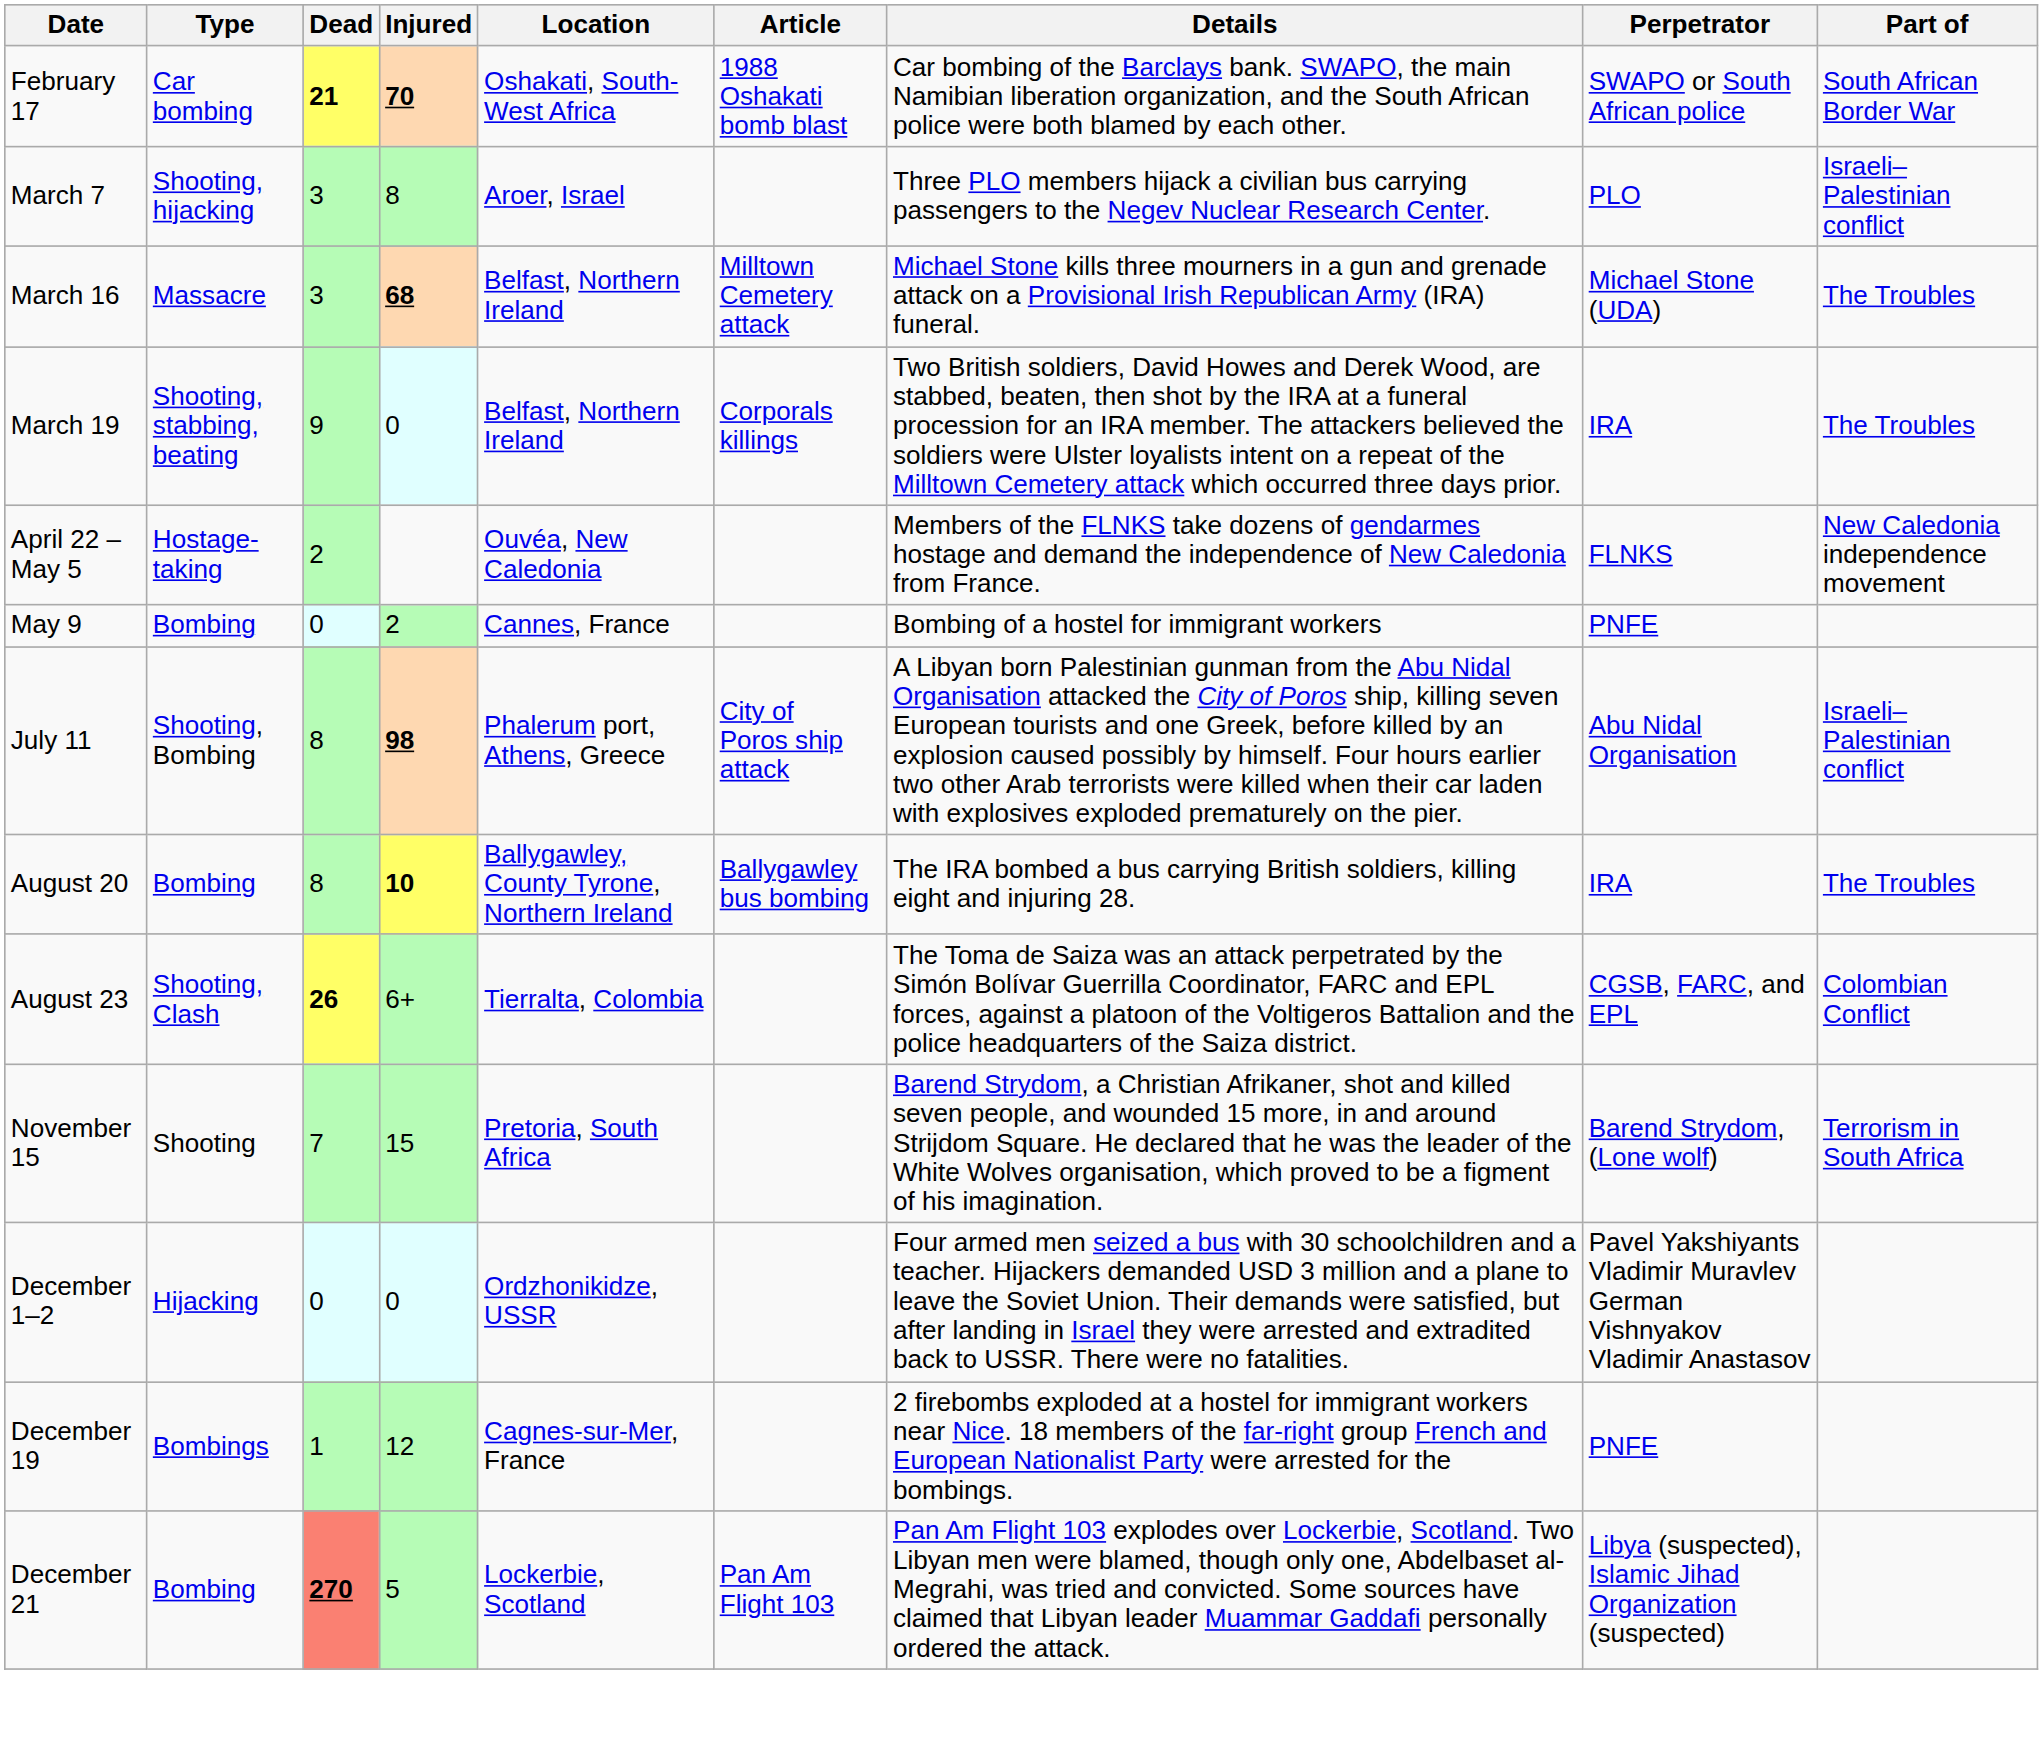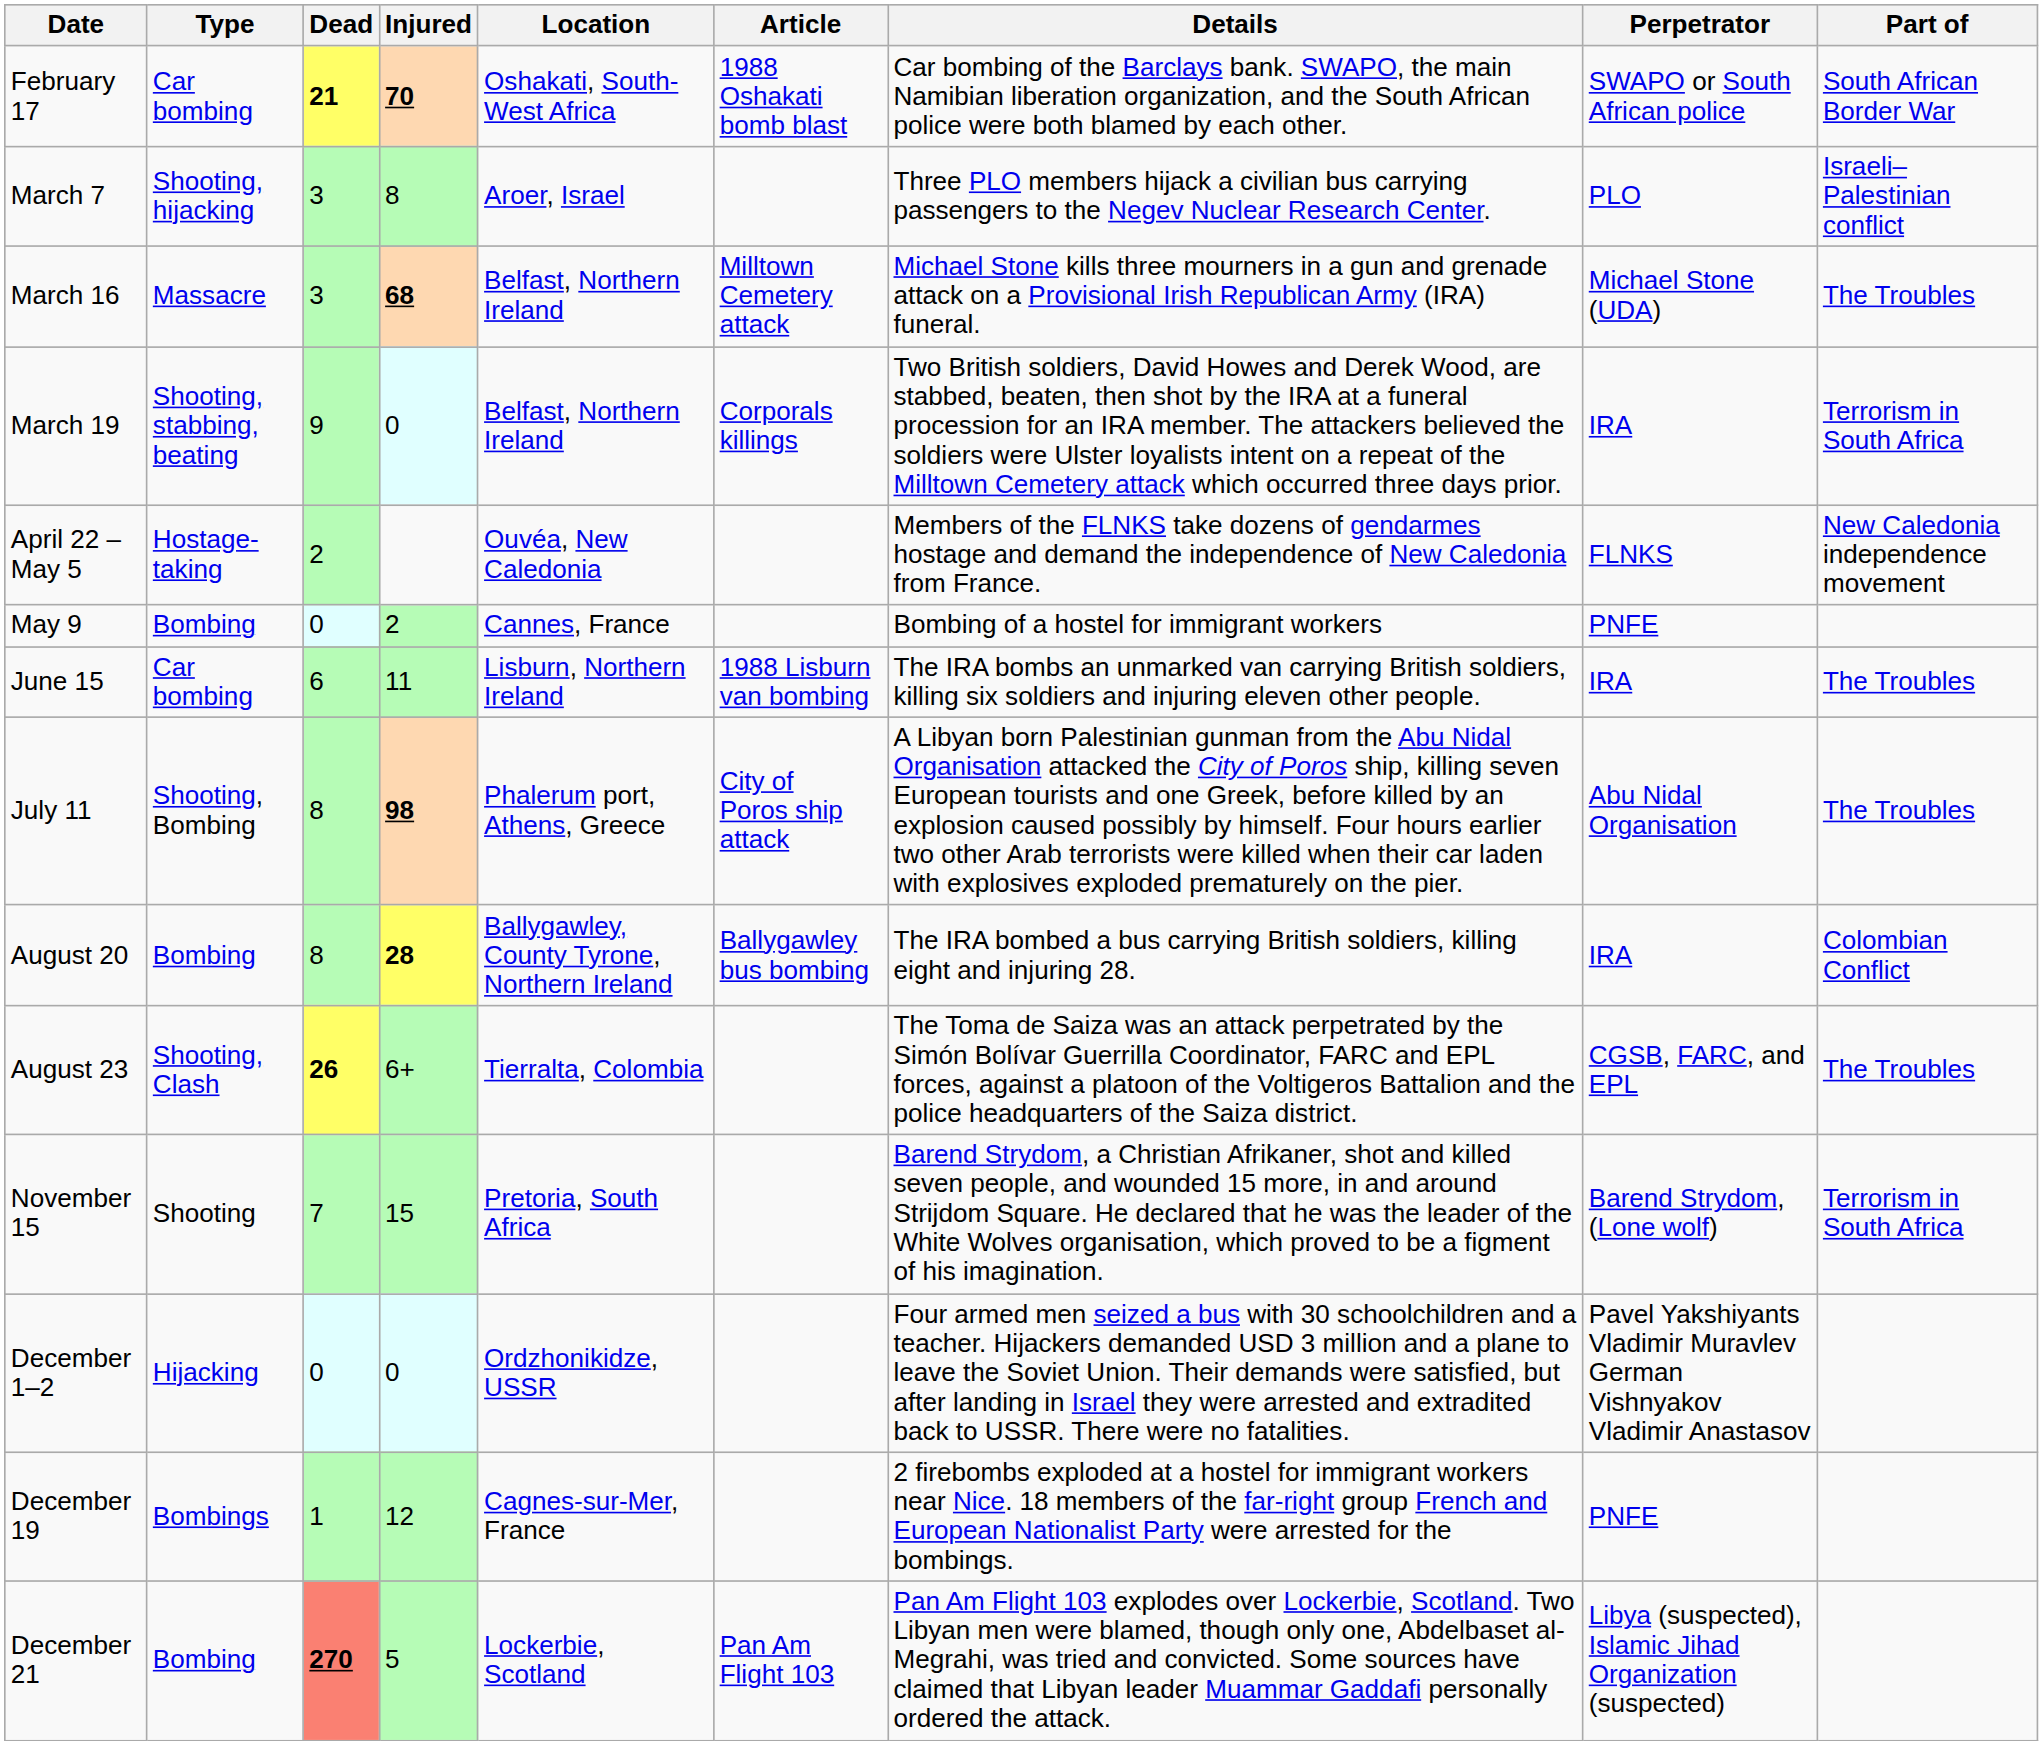(1899, 425) The Troubles -> (1893, 425) Terrorism in South Africa
+ row: (57, 681)
(1887, 740) Israeli–Palestinian conflict -> (1899, 810) The Troubles
(400, 884) 10 -> (400, 954) 28
(1899, 884) The Troubles -> (1885, 954) Colombian Conflict
(1885, 998) Colombian Conflict -> (1899, 1069) The Troubles
